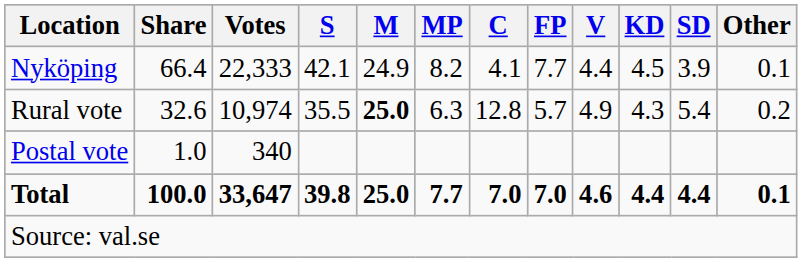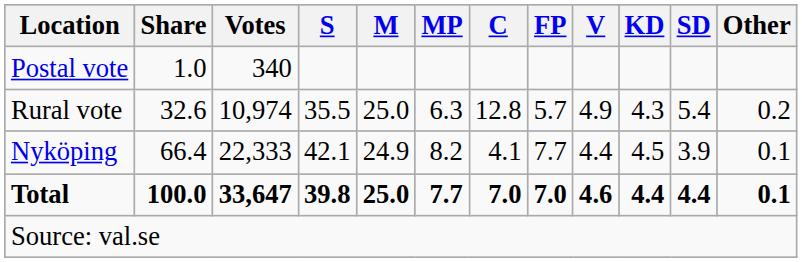rows swapped: (64, 67) <-> (70, 151)
(386, 109) bold -> (386, 109) normal
